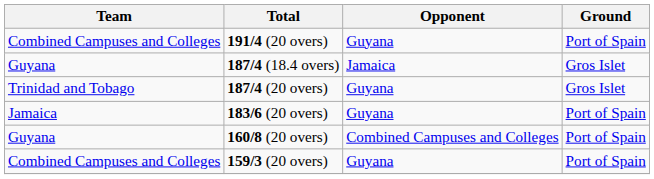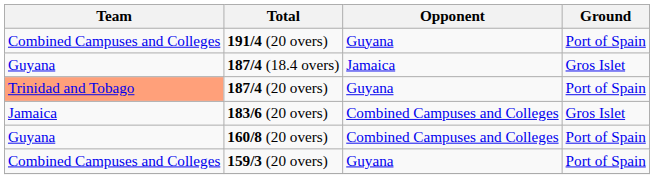(71, 88) no background -> (71, 88) lightsalmon background
(595, 88) Gros Islet -> (606, 88) Port of Spain
(370, 112) Guyana -> (452, 112) Combined Campuses and Colleges
(606, 112) Port of Spain -> (595, 112) Gros Islet
